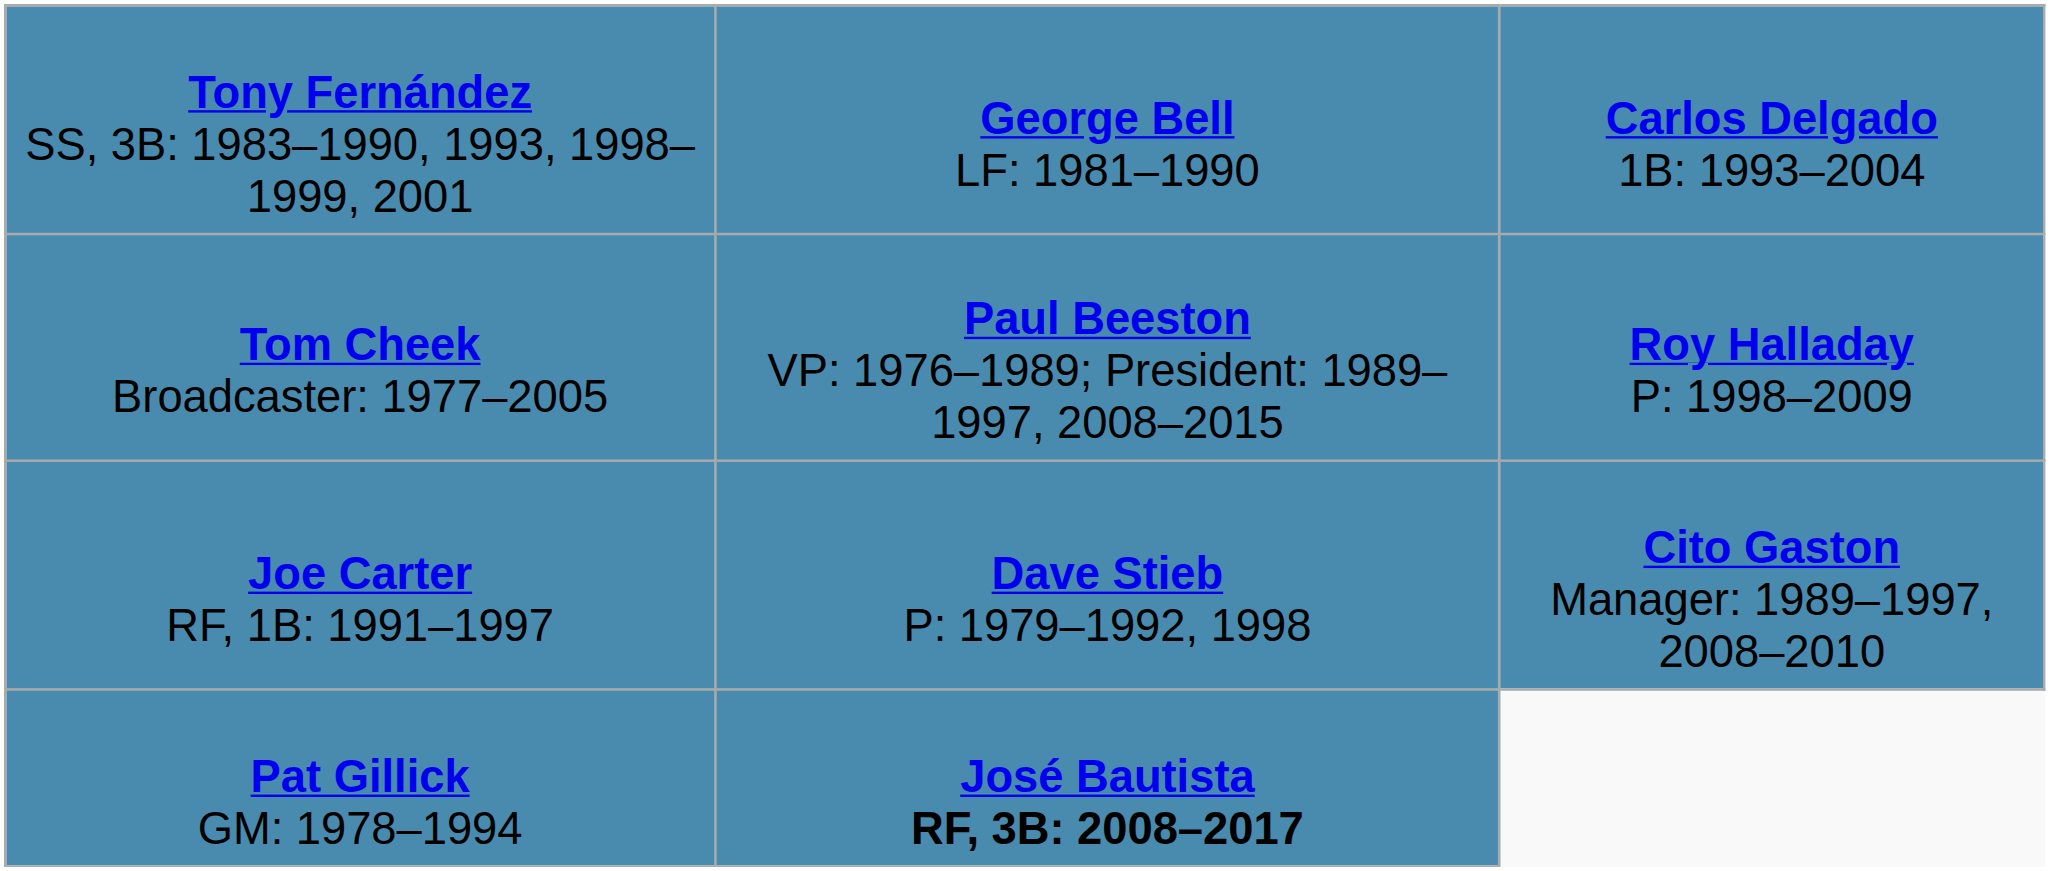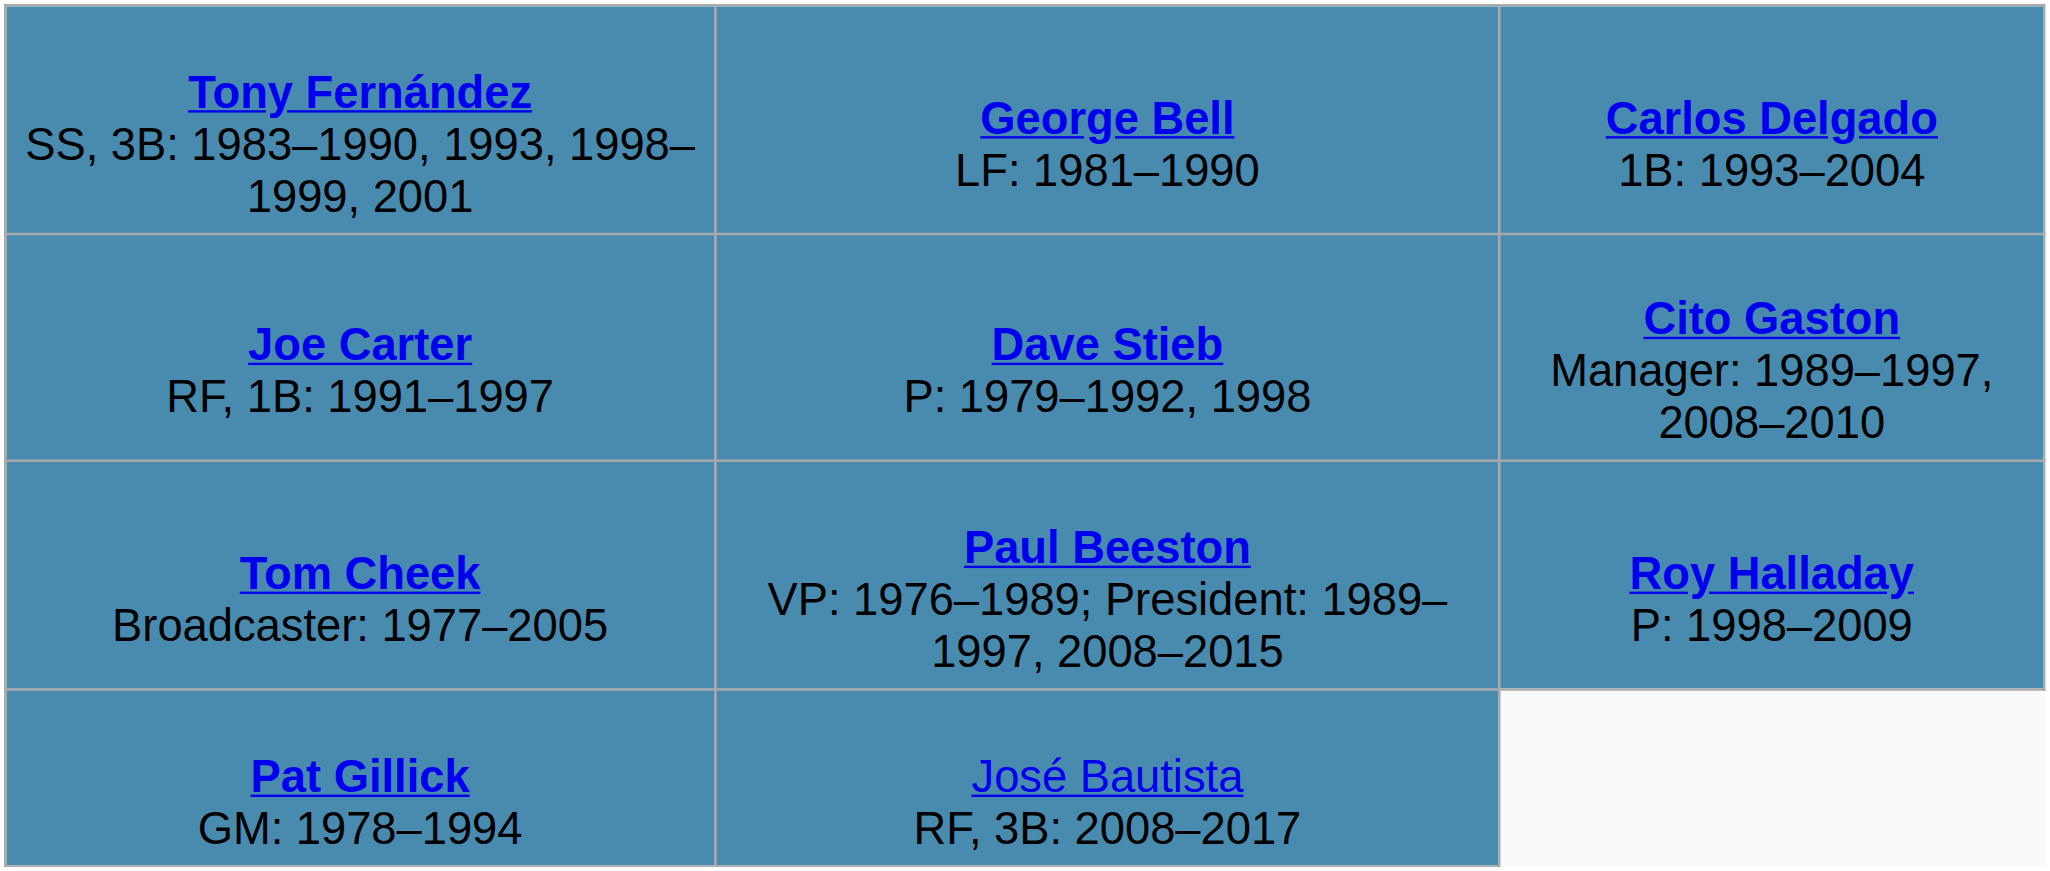rows swapped: (360, 600) <-> (360, 372)
(1107, 803) bold -> (1107, 803) normal
